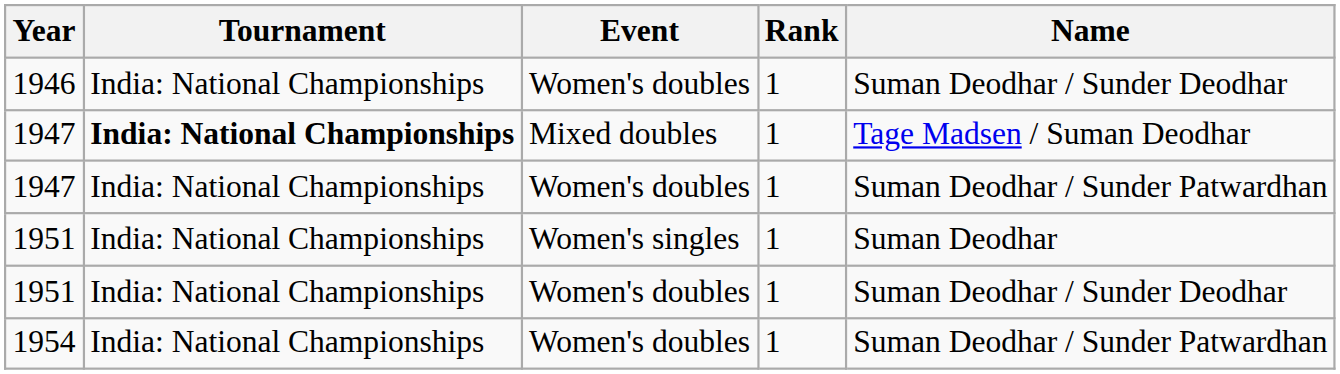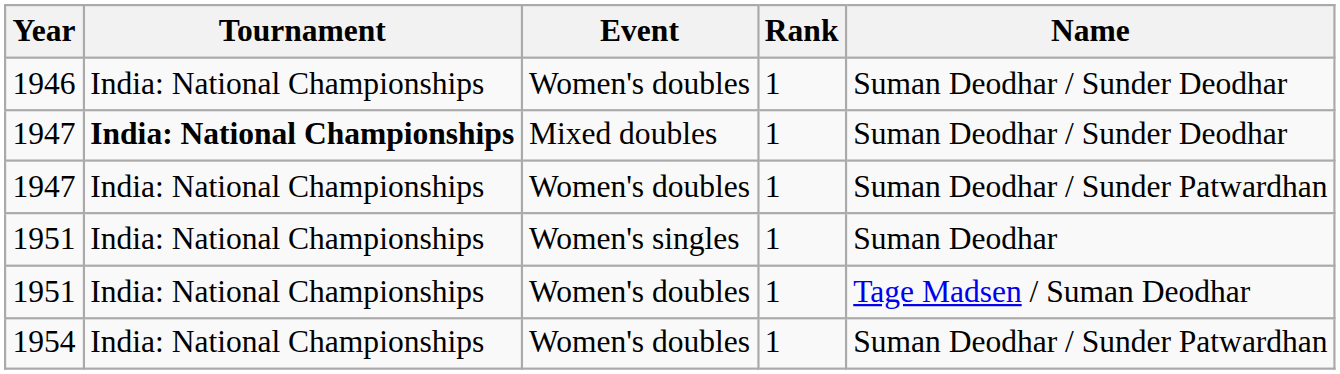(1052, 134) Tage Madsen / Suman Deodhar -> (1070, 134) Suman Deodhar / Sunder Deodhar
(1070, 290) Suman Deodhar / Sunder Deodhar -> (1052, 290) Tage Madsen / Suman Deodhar
